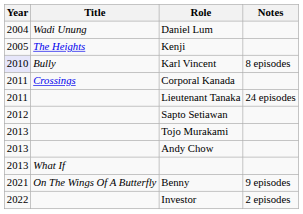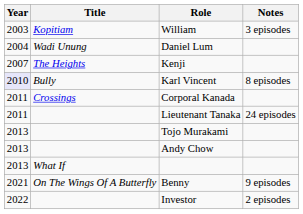+ row: (179, 30)
(18, 47) 2005 -> (18, 64) 2007
- row: (195, 115)
